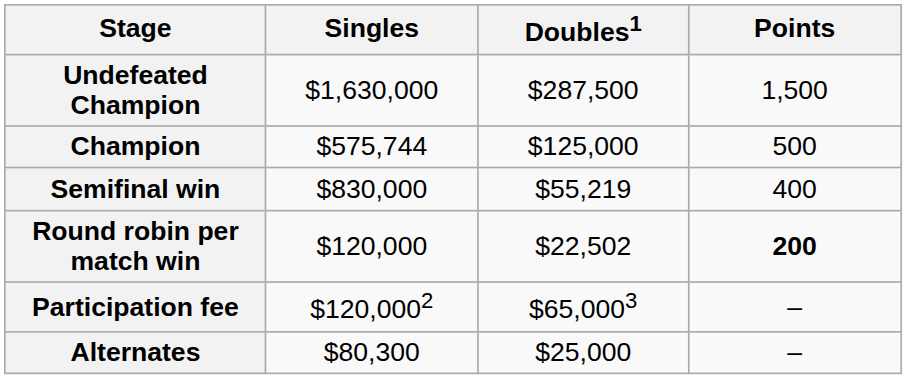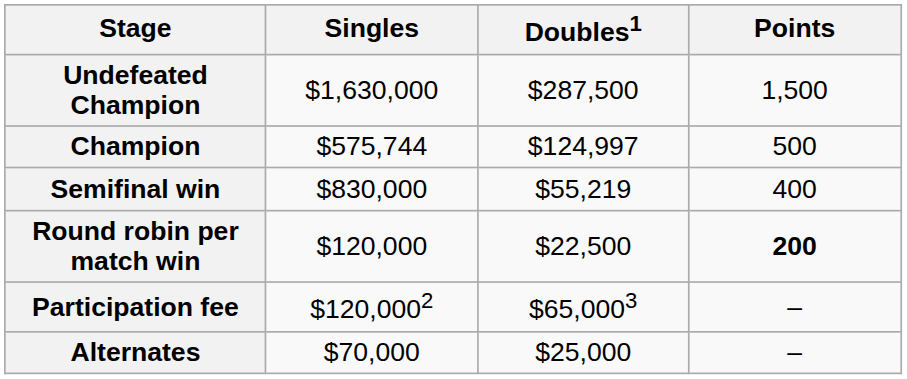(583, 146) $125,000 -> (583, 146) $124,997
(583, 246) $22,502 -> (583, 246) $22,500
(372, 352) $80,300 -> (372, 352) $70,000
